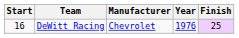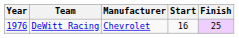columns swapped: (186, 11) <-> (19, 11)
